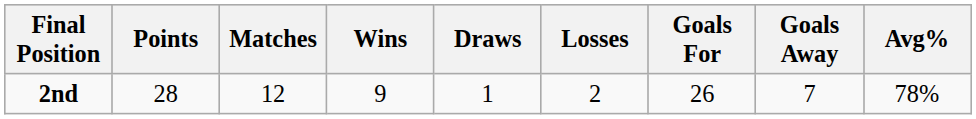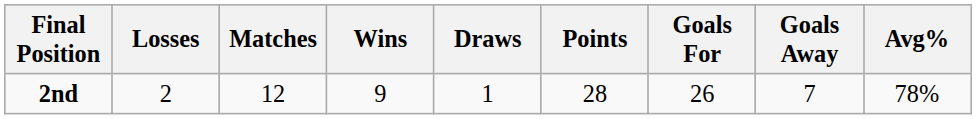columns swapped: (166, 39) <-> (595, 39)
